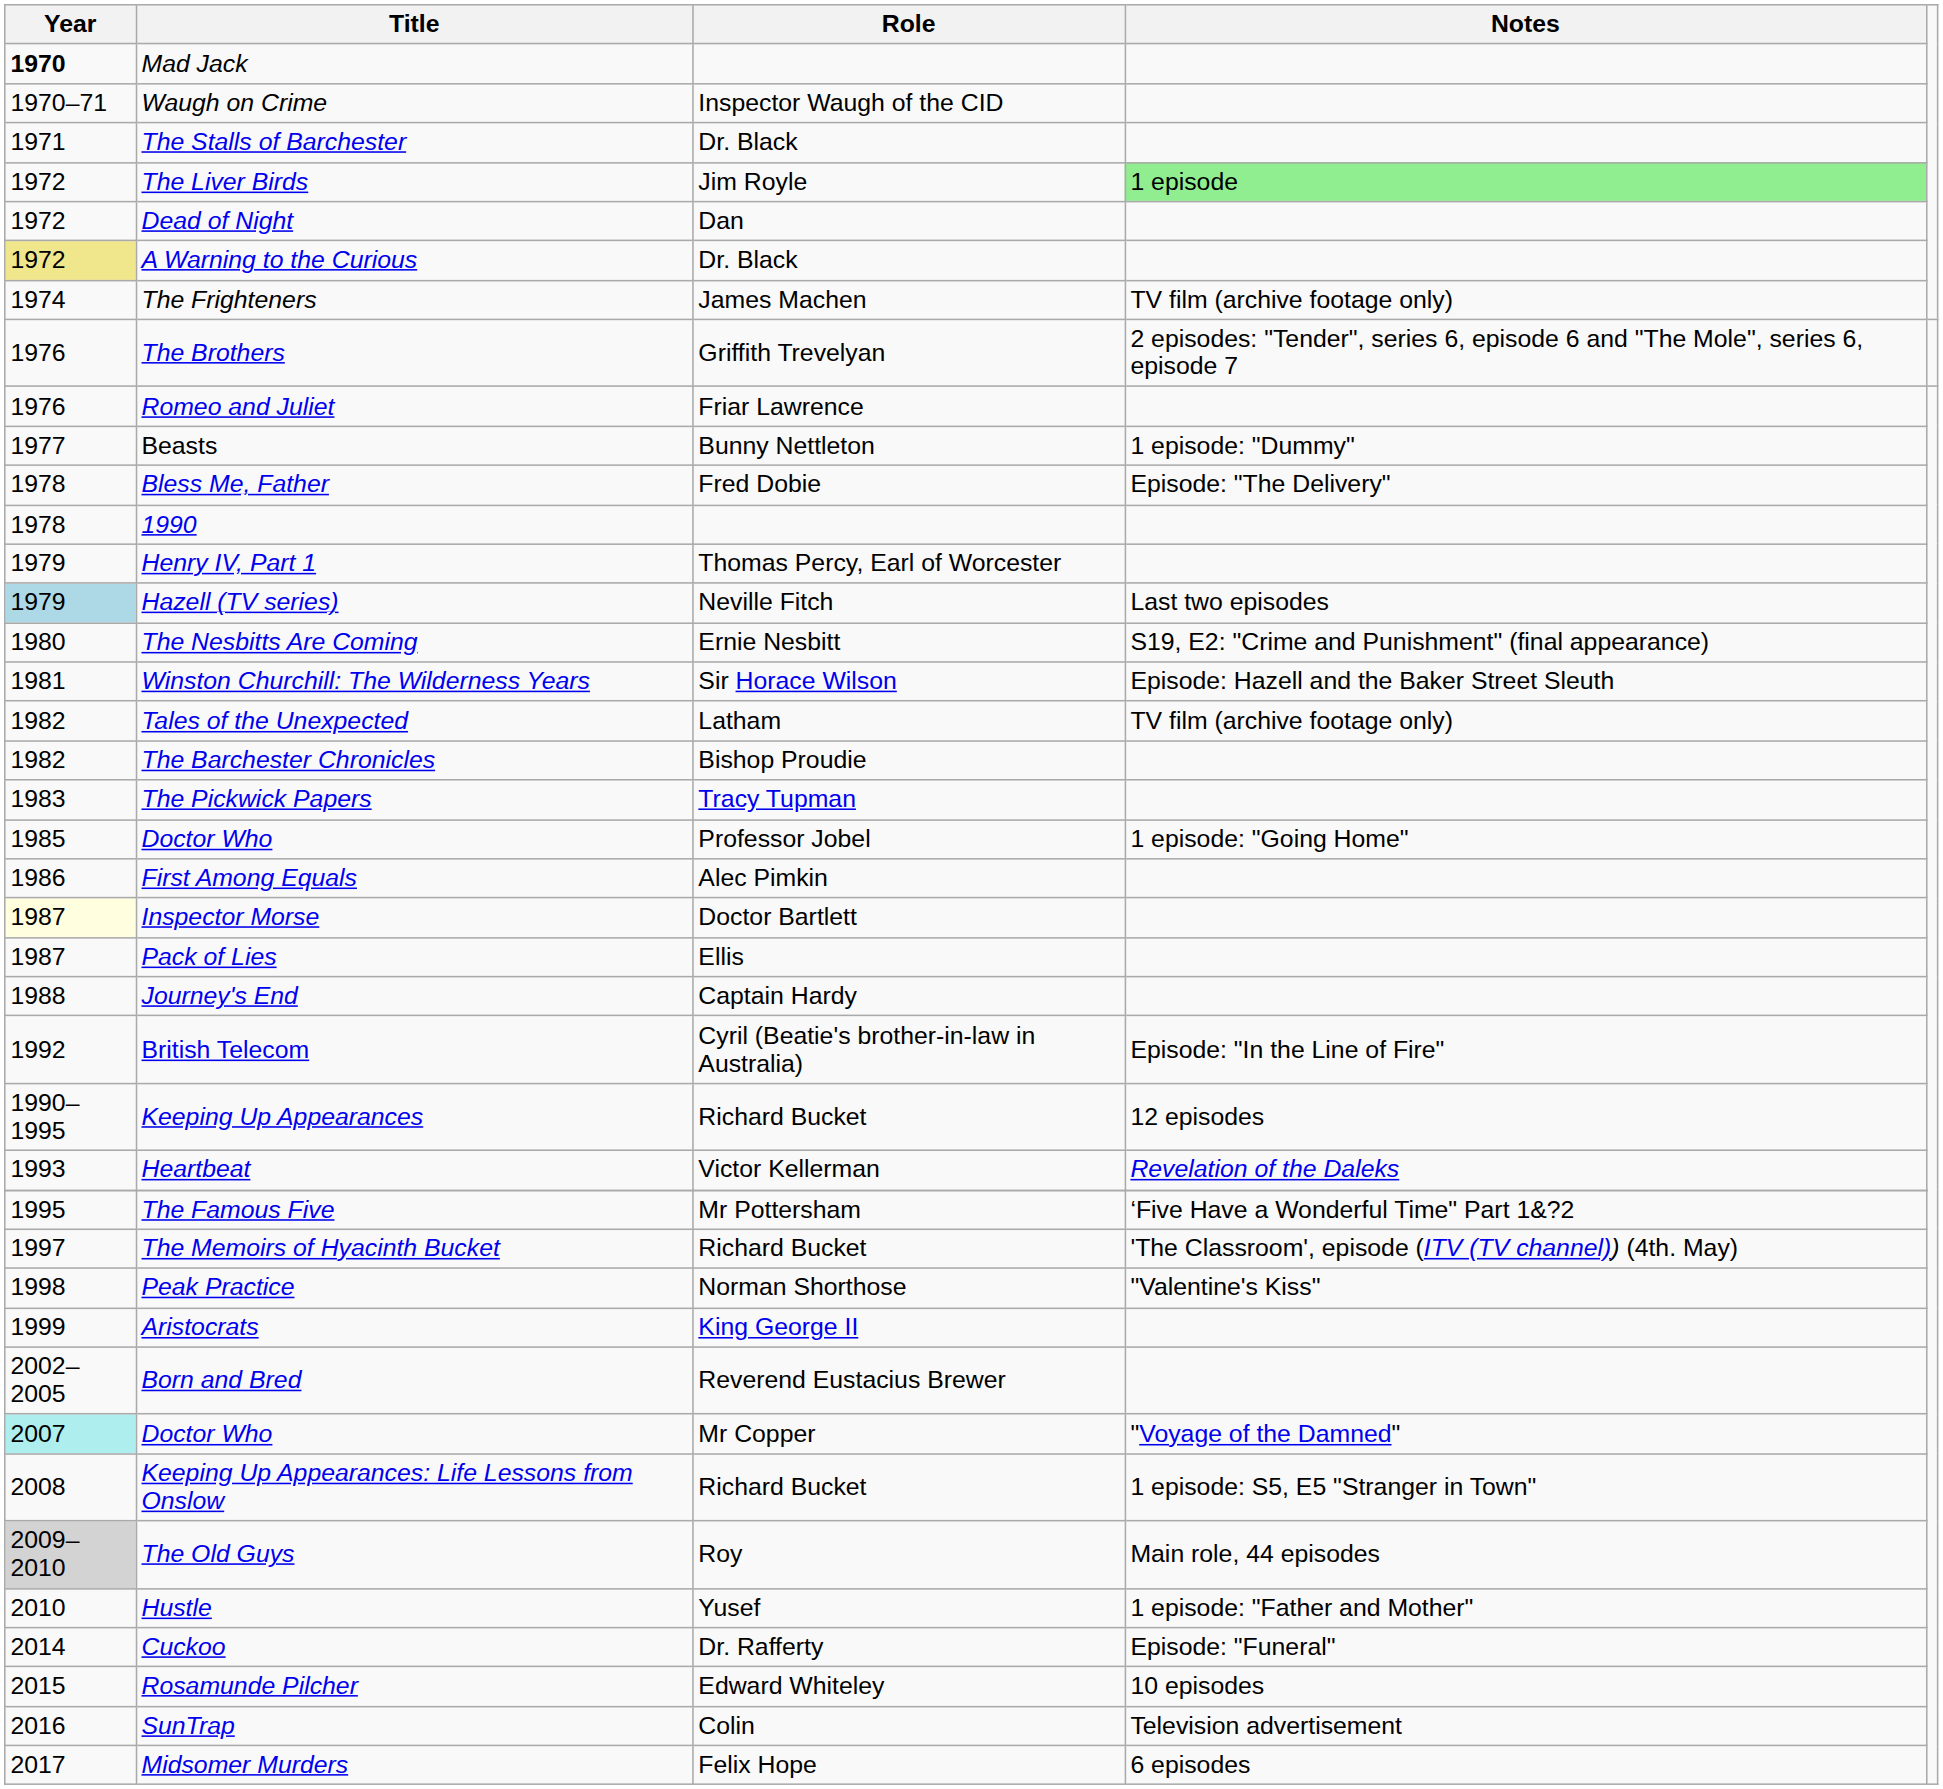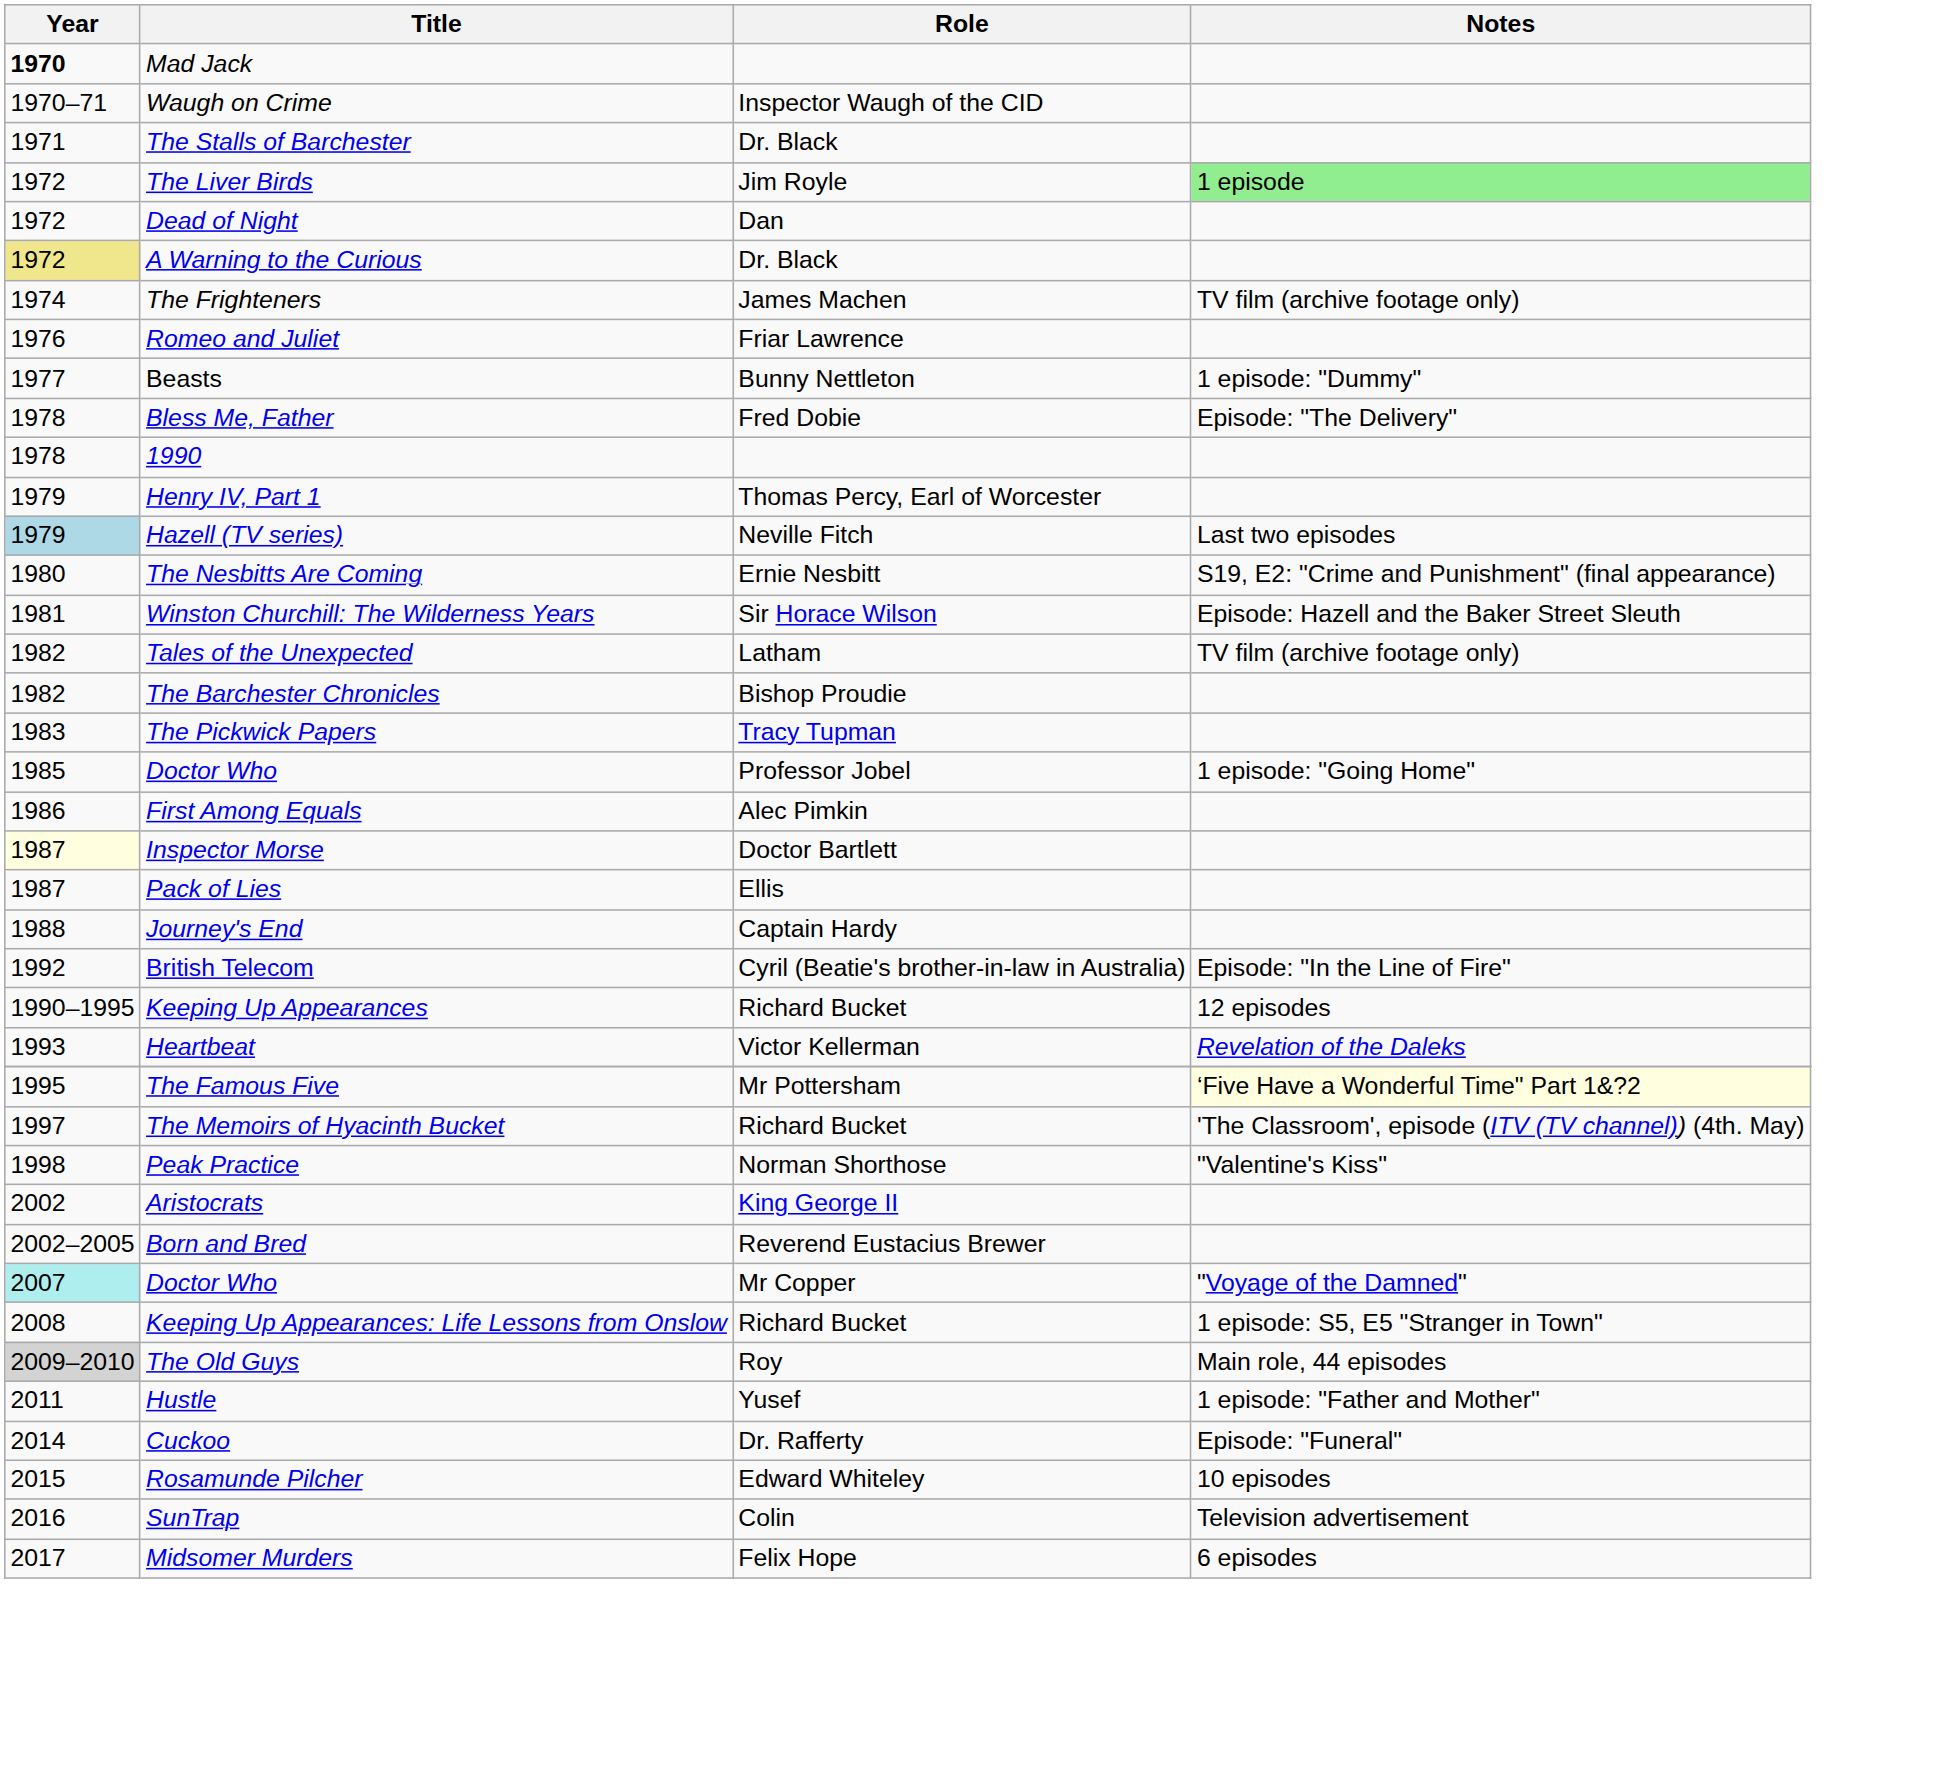- row: (213, 352)
(1352, 1209) no background -> (1419, 1086) lightyellow background
(38, 1327) 1999 -> (38, 1204) 2002
(38, 1607) 2010 -> (37, 1400) 2011
